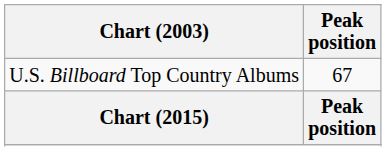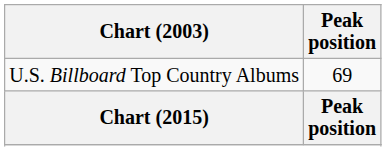(342, 74) 67 -> (342, 74) 69
